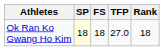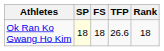(120, 33) 27.0 -> (120, 33) 26.6
